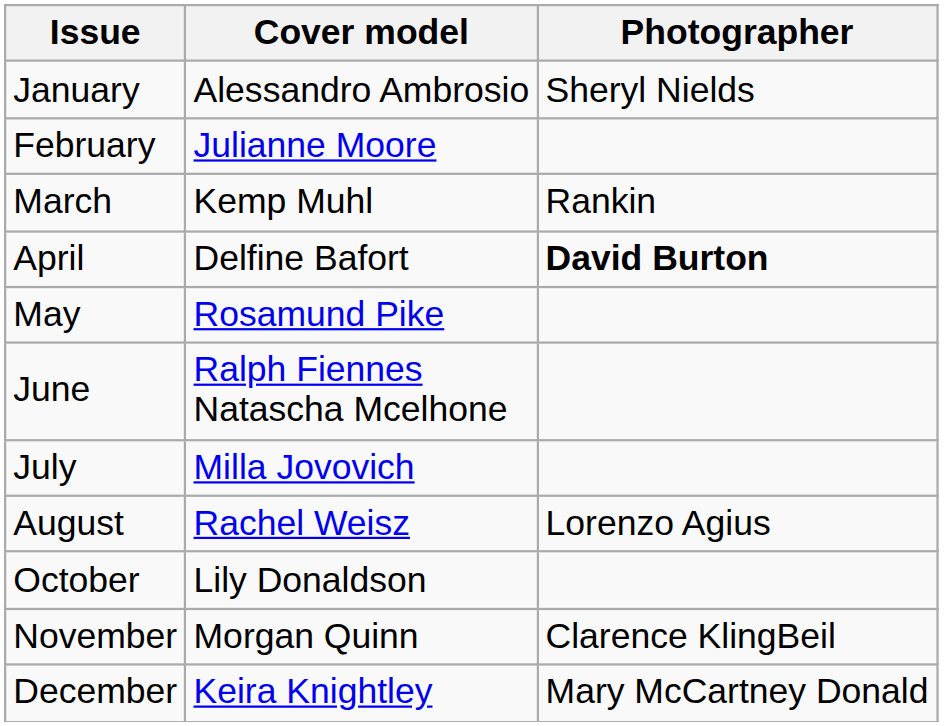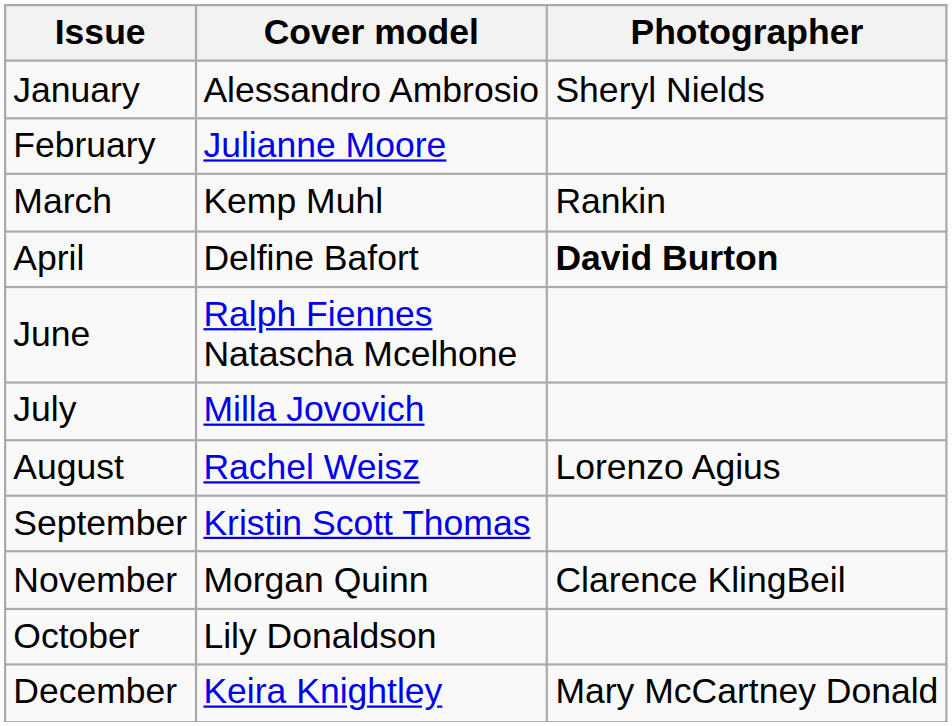- row: (47, 314)
+ row: (100, 523)
rows swapped: (76, 579) <-> (95, 635)
